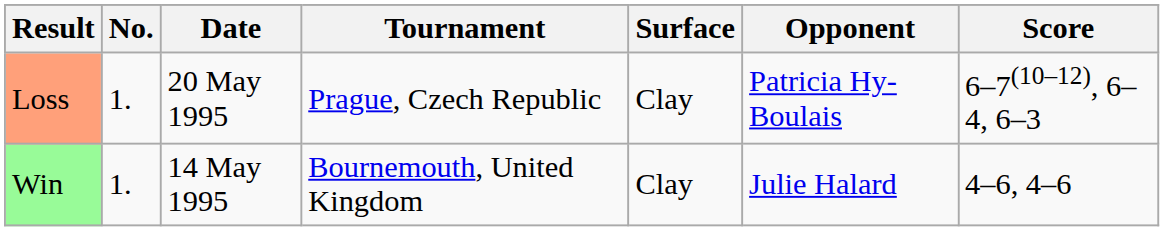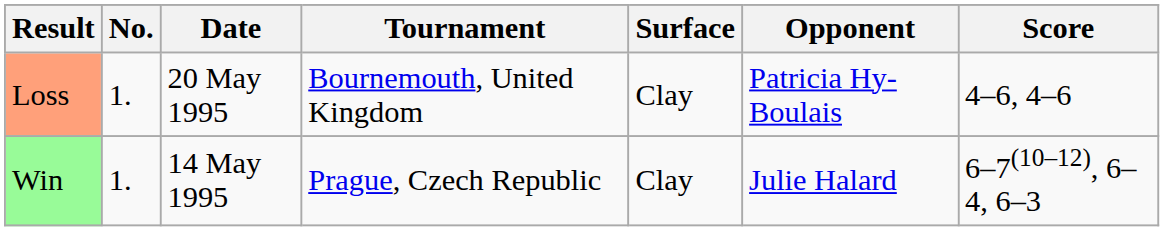(455, 98) Prague, Czech Republic -> (441, 93) Bournemouth, United Kingdom
(1051, 98) 6–7(10–12), 6–4, 6–3 -> (1018, 93) 4–6, 4–6
(441, 184) Bournemouth, United Kingdom -> (455, 180) Prague, Czech Republic
(1018, 184) 4–6, 4–6 -> (1051, 180) 6–7(10–12), 6–4, 6–3
